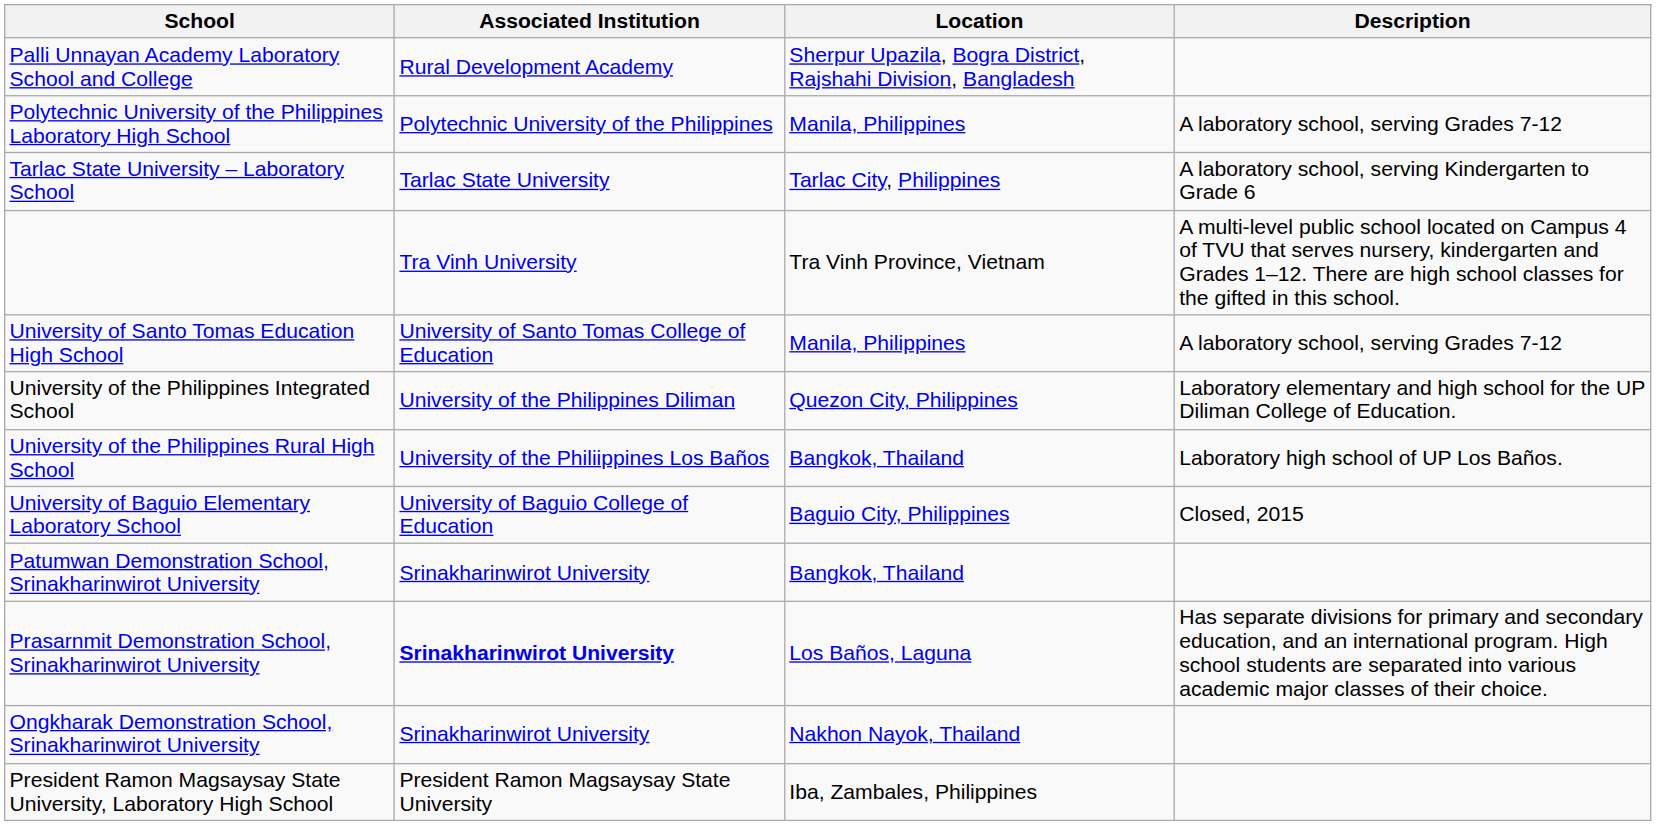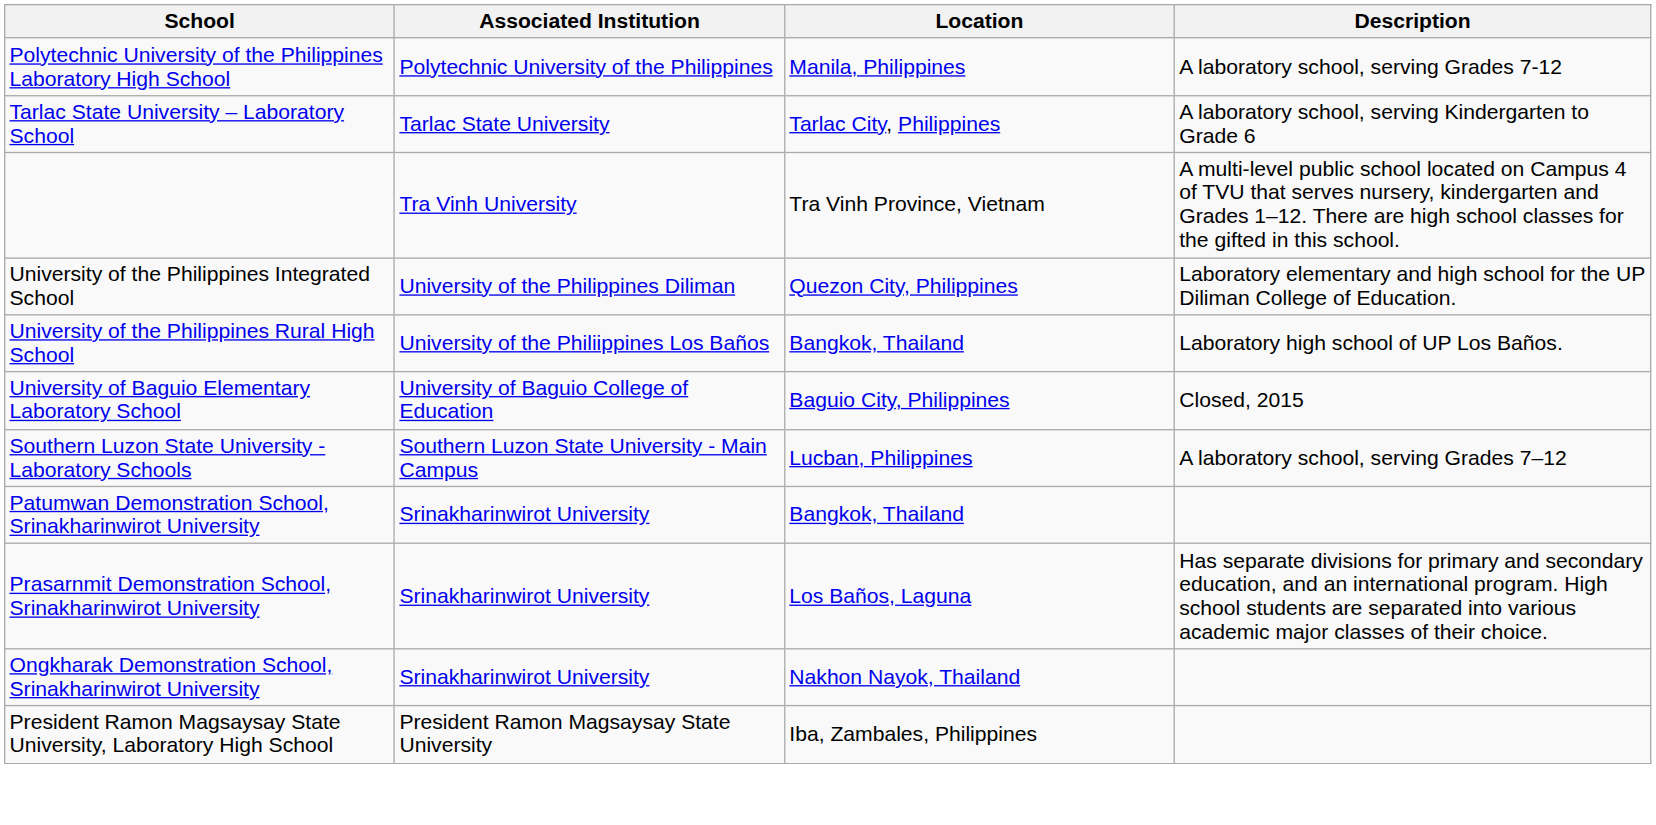- row: (174, 66)
- row: (182, 343)
+ row: (167, 457)
(537, 653) bold -> (524, 595) normal
